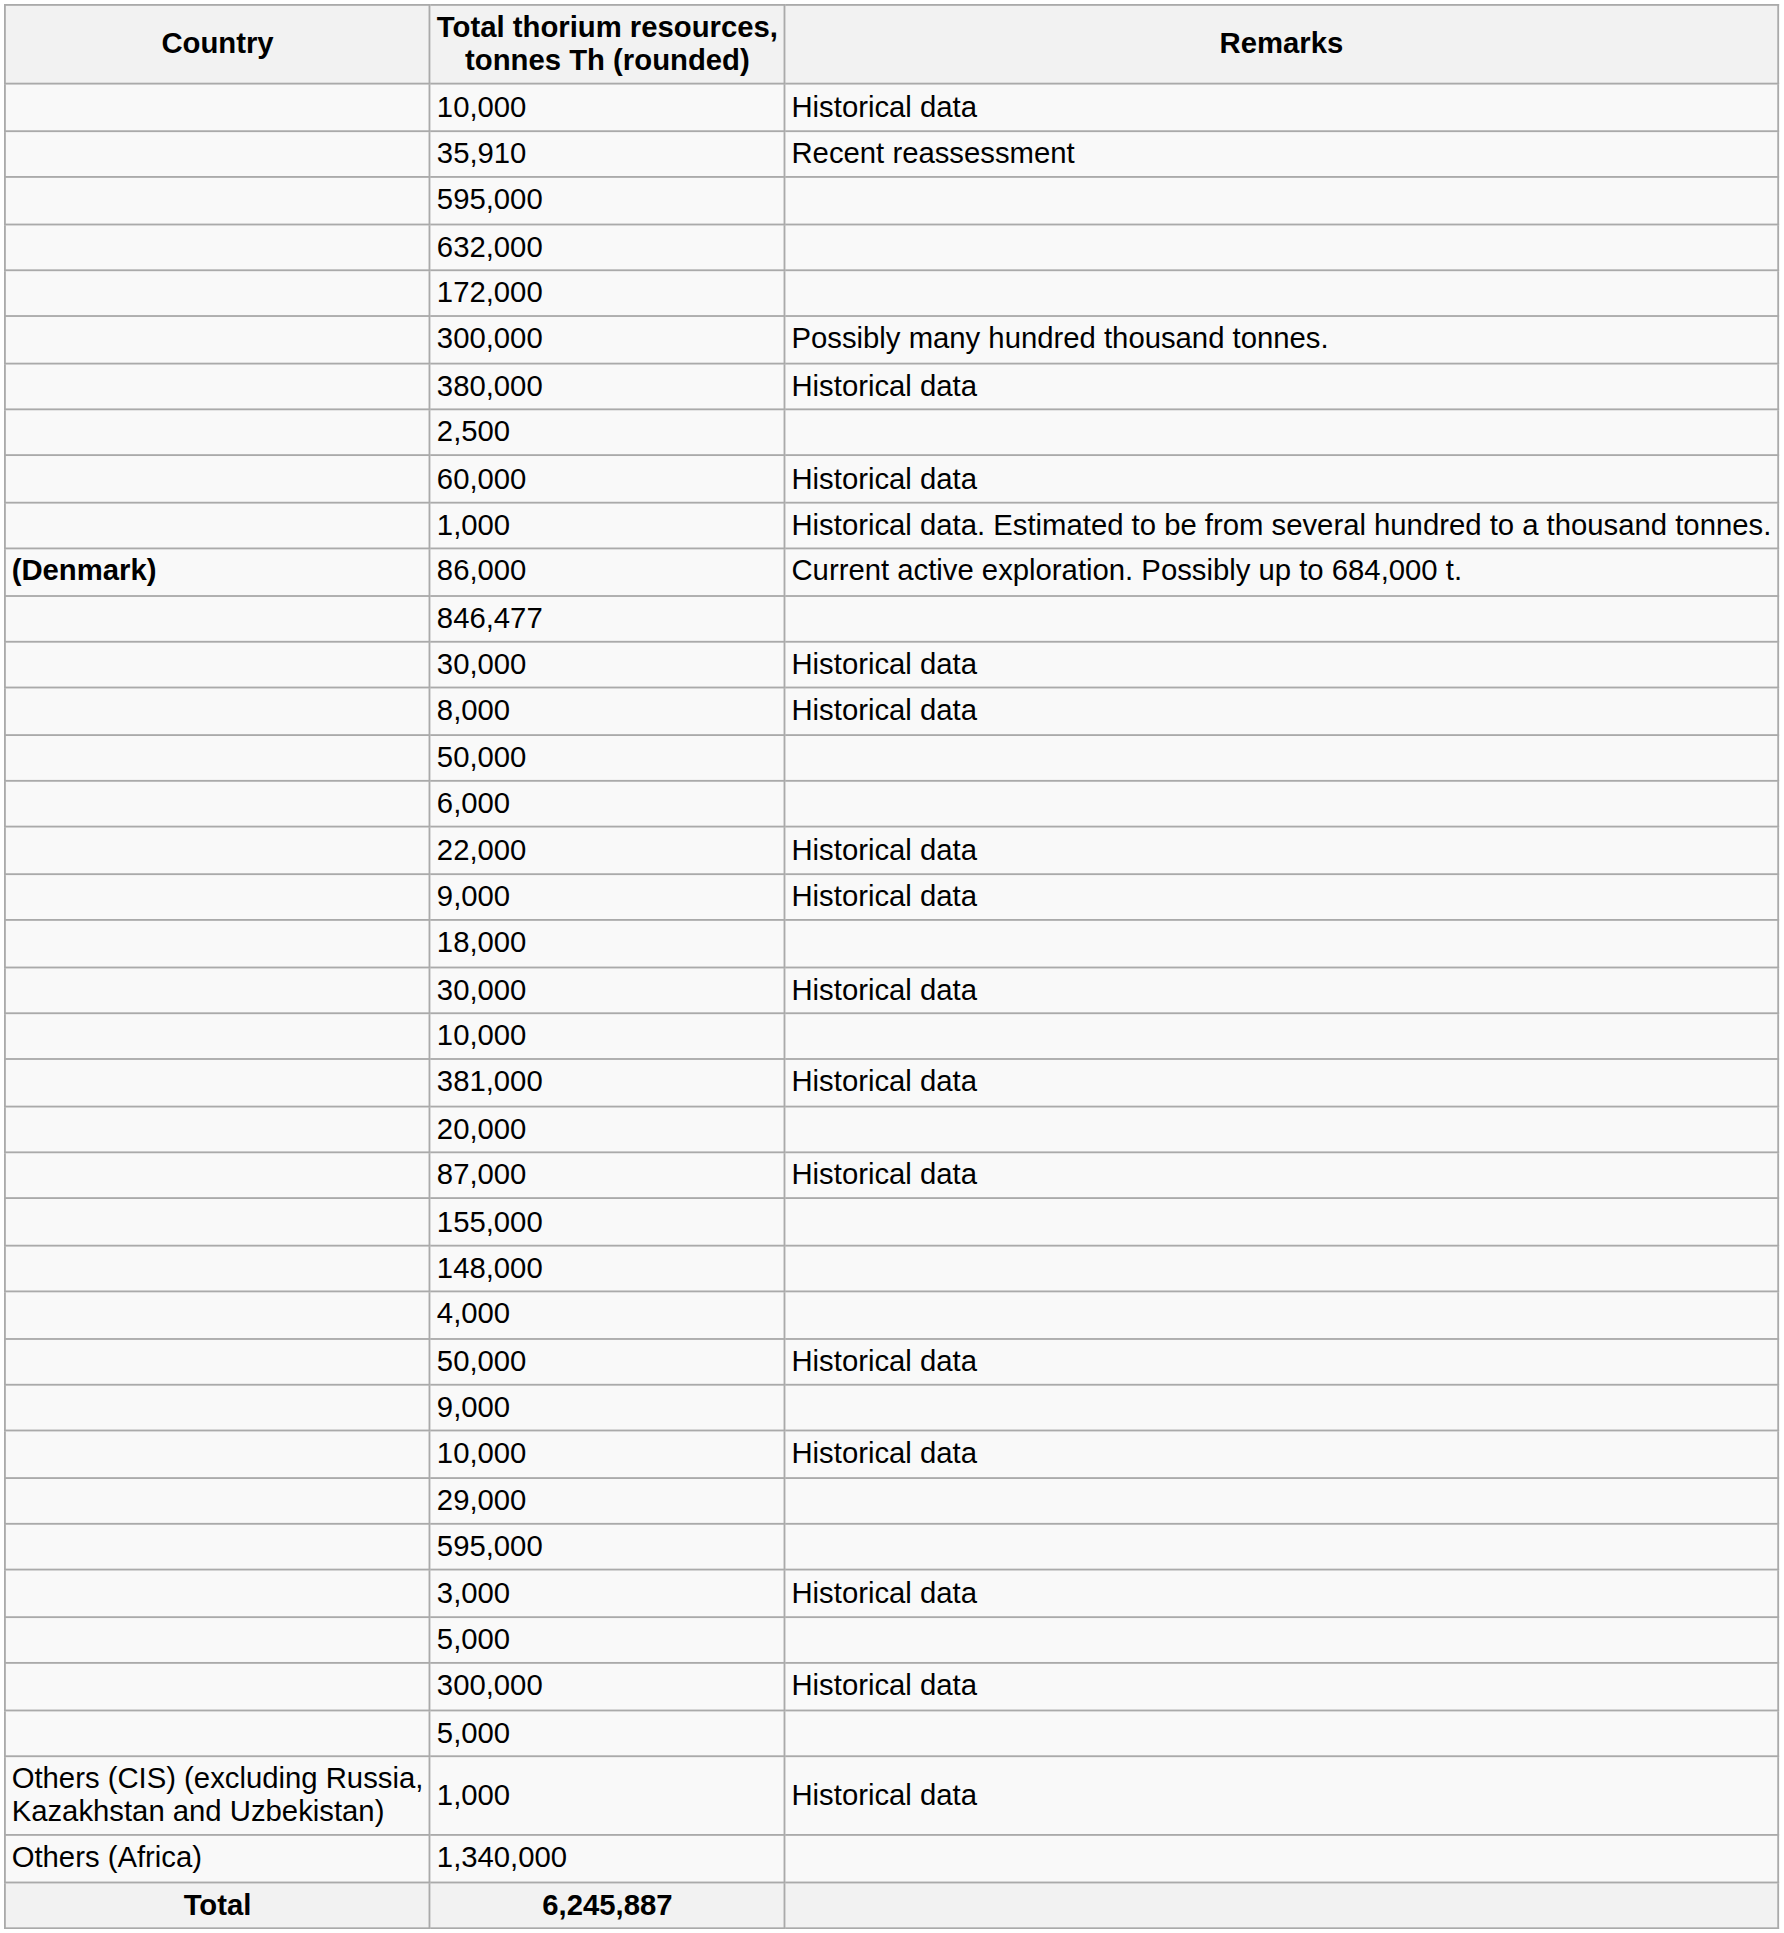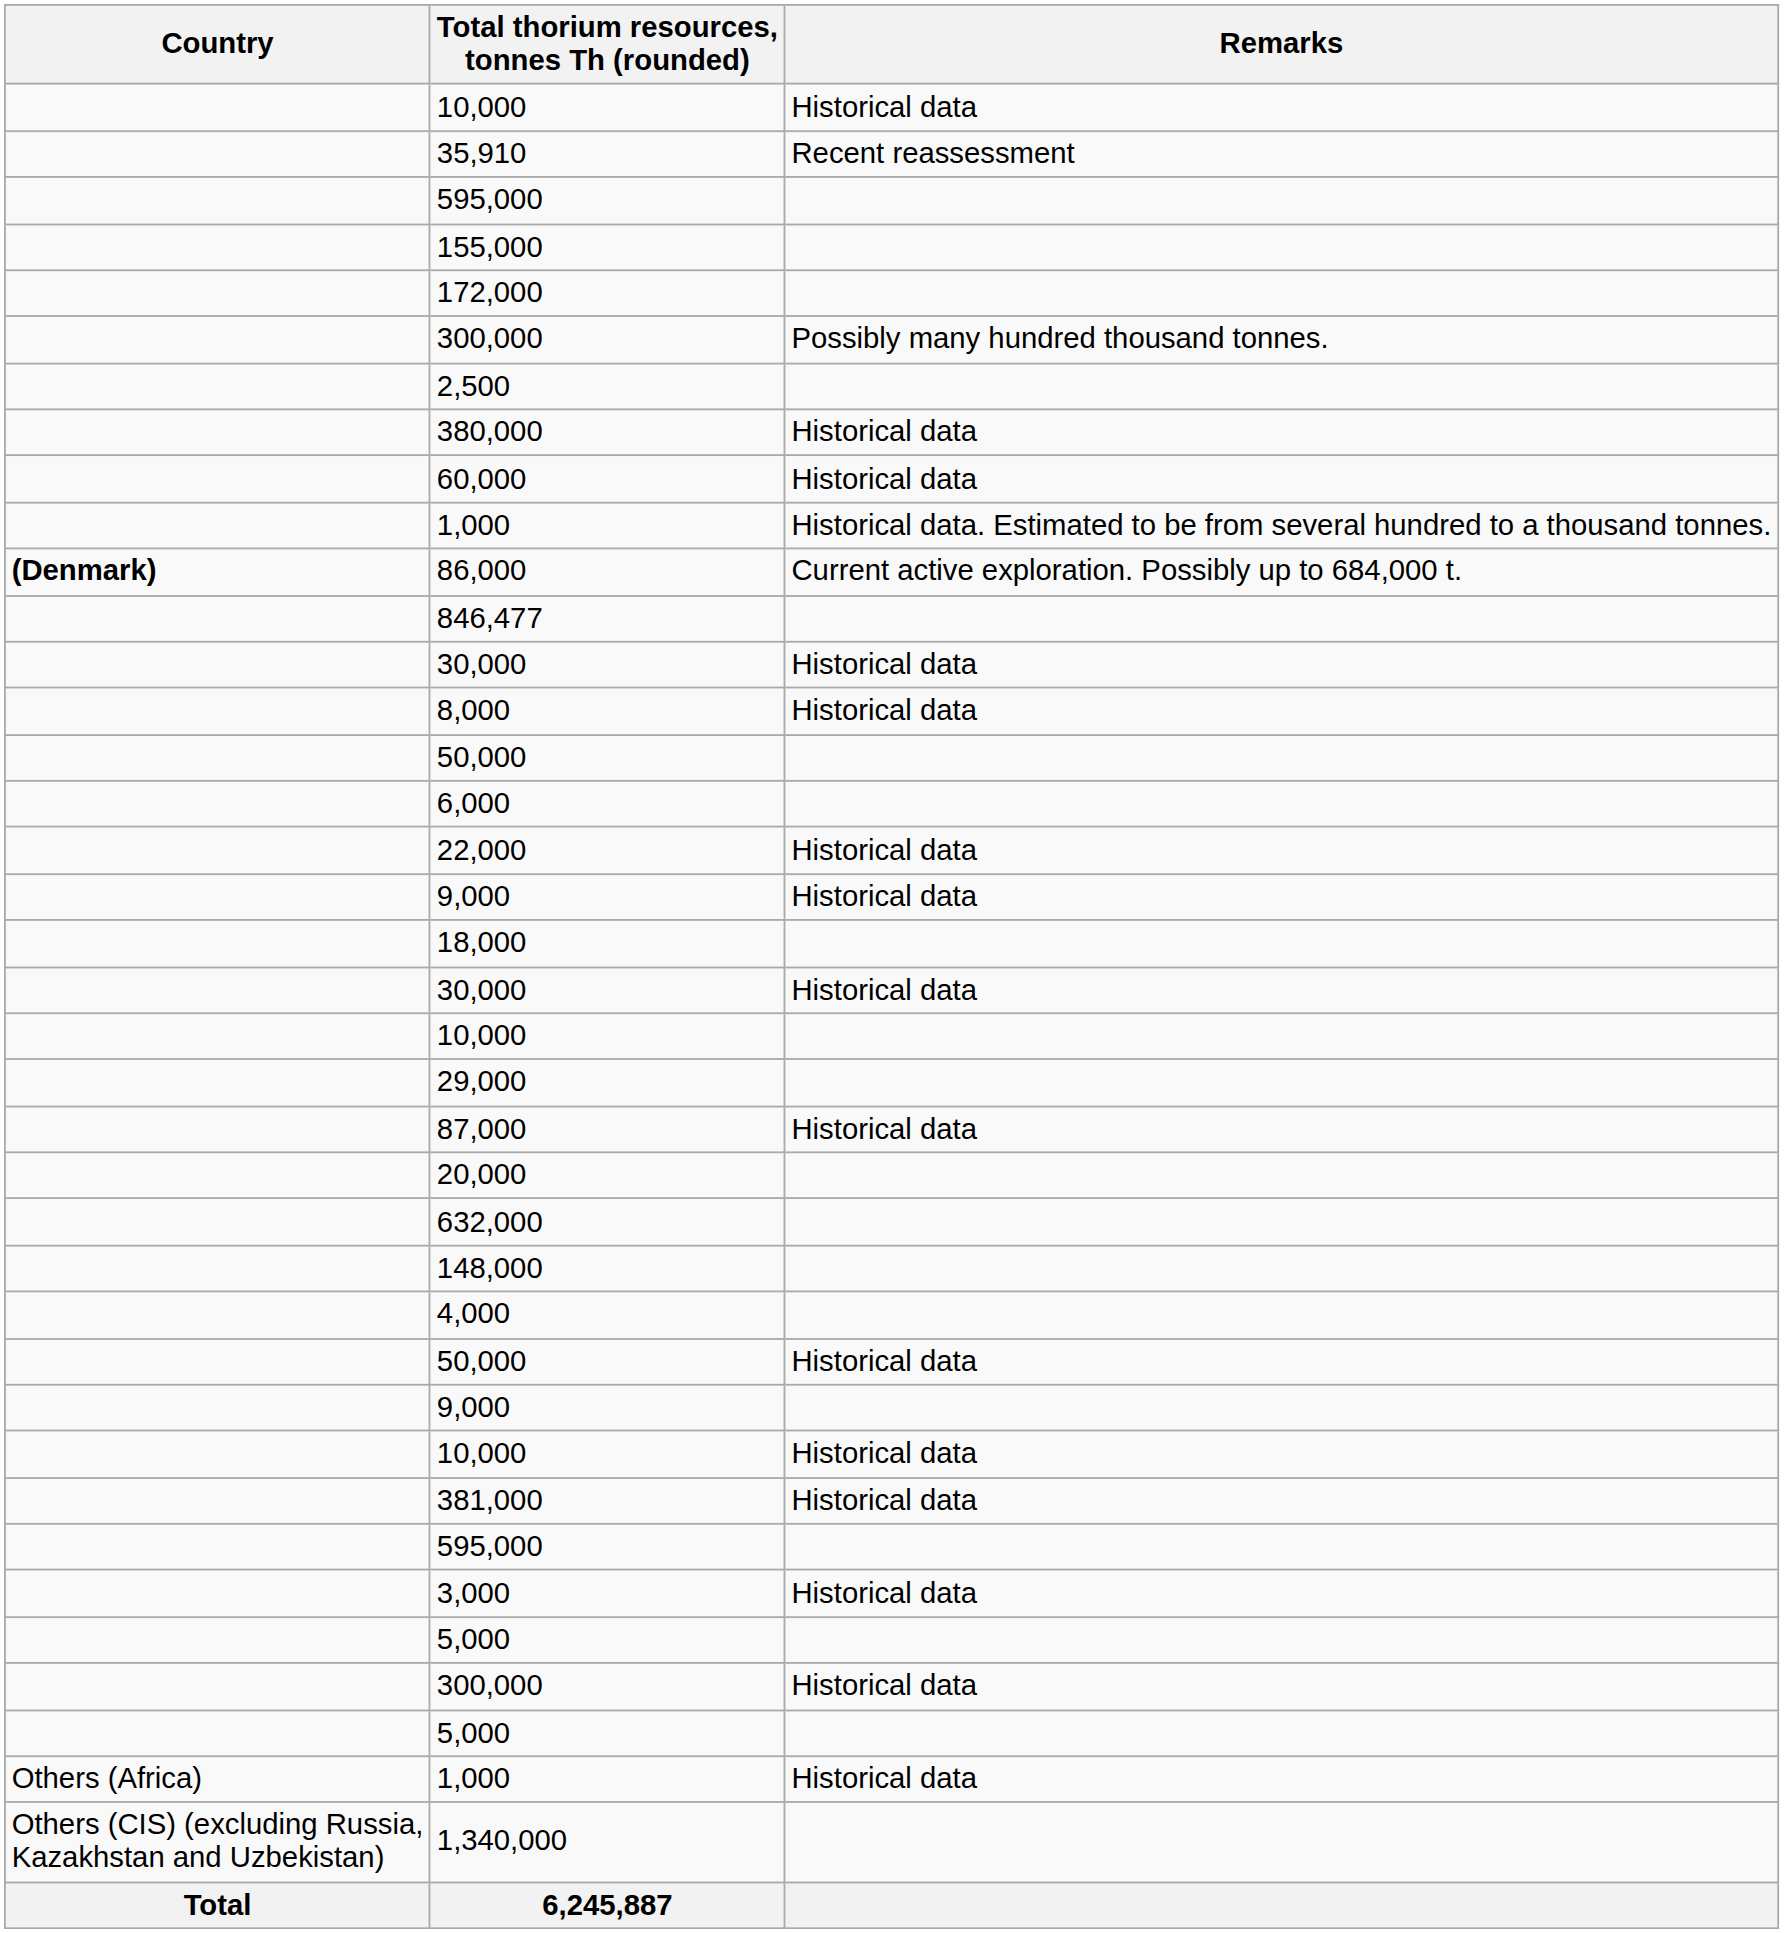rows swapped: (490, 246) <-> (490, 1221)
rows swapped: (473, 432) <-> (490, 385)
rows swapped: (482, 1500) <-> (490, 1082)
rows swapped: (482, 1175) <-> (482, 1128)
(218, 1795) Others (CIS) (excluding Russia, Kazakhstan and Uzbekistan) -> (107, 1778) Others (Africa)
(107, 1858) Others (Africa) -> (218, 1841) Others (CIS) (excluding Russia, Kazakhstan and Uzbekistan)
